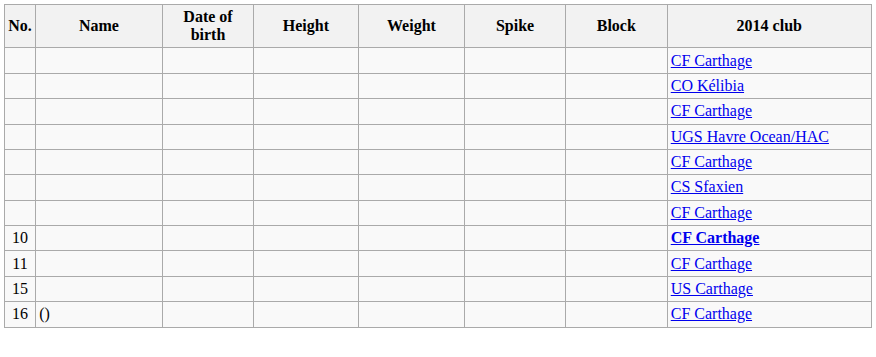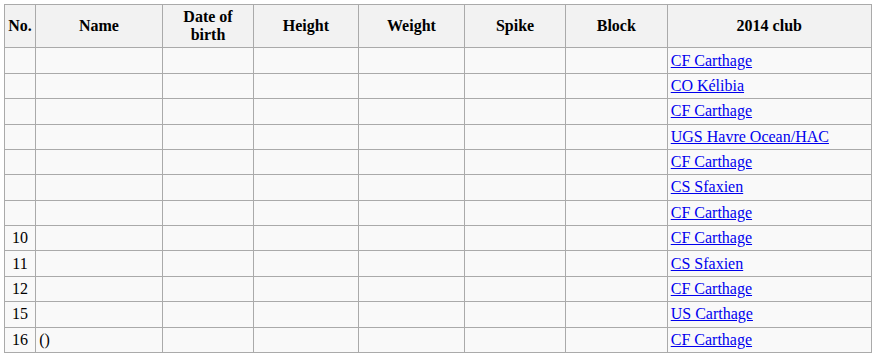(715, 238) bold -> (711, 238) normal
(711, 263) CF Carthage -> (707, 263) CS Sfaxien
+ row: (20, 288)
